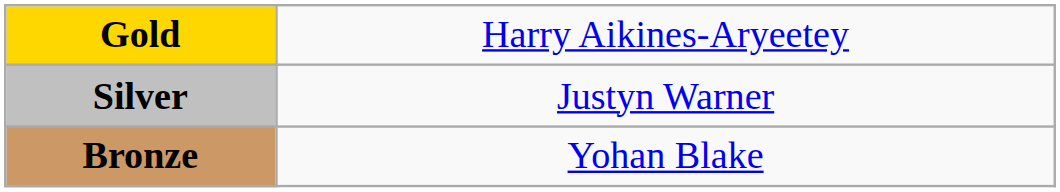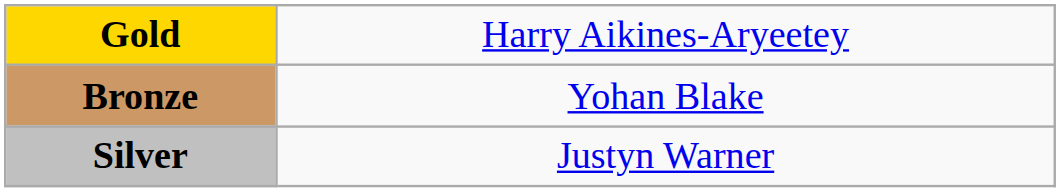rows swapped: (140, 95) <-> (140, 155)
